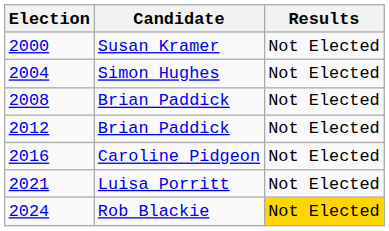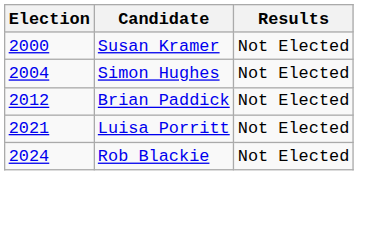- row: (29, 101)
- row: (29, 156)
(324, 211) gold background -> (294, 156) no background
